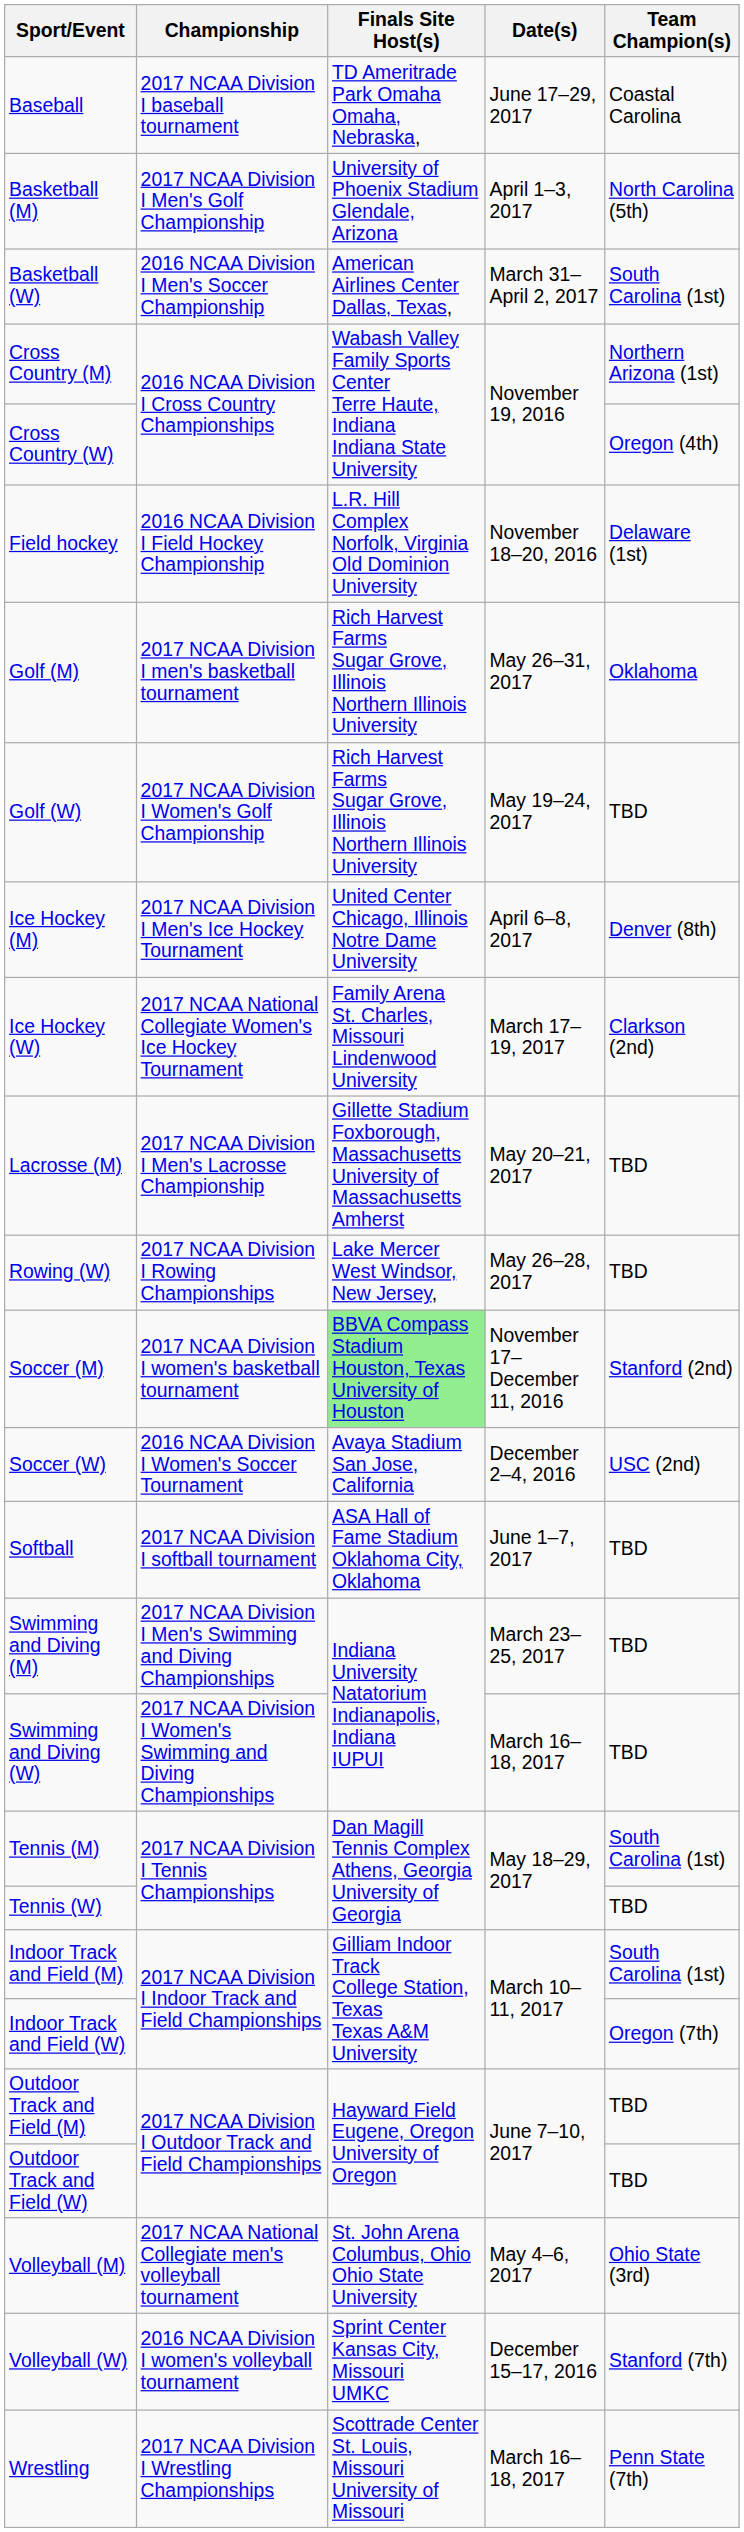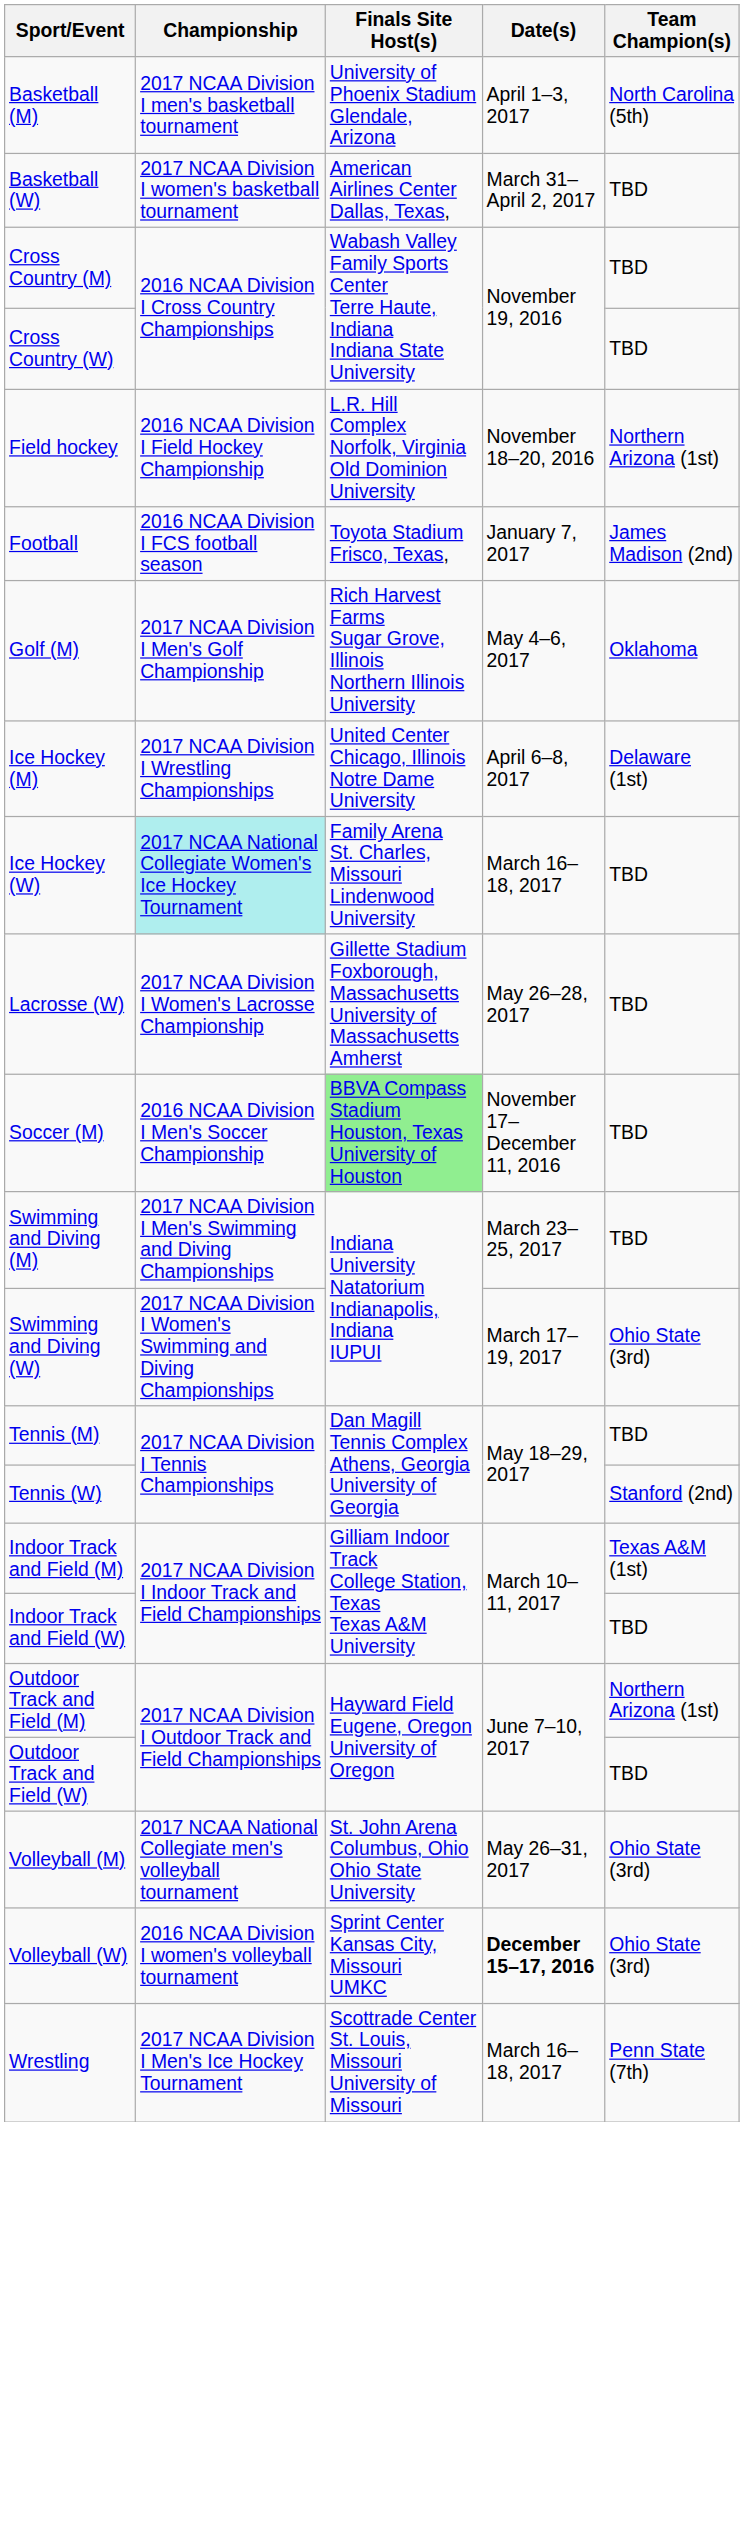- row: (46, 105)
(228, 201) 2017 NCAA Division I Men's Golf Championship -> (227, 105) 2017 NCAA Division I men's basketball tournament
(228, 286) 2016 NCAA Division I Men's Soccer Championship -> (230, 190) 2017 NCAA Division I women's basketball tournament
(667, 286) South Carolina (1st) -> (629, 190) TBD
(664, 363) Northern Arizona (1st) -> (629, 267) TBD
(664, 444) Oregon (4th) -> (629, 348) TBD
(650, 543) Delaware (1st) -> (664, 447) Northern Arizona (1st)
+ row: (44, 543)
(228, 672) 2017 NCAA Division I men's basketball tournament -> (227, 650) 2017 NCAA Division I Men's Golf Championship
(540, 672) May 26–31, 2017 -> (526, 650) May 4–6, 2017
- row: (45, 811)
(228, 929) 2017 NCAA Division I Men's Ice Hockey Tournament -> (227, 768) 2017 NCAA Division I Wrestling Championships
(663, 929) Denver (8th) -> (650, 768) Delaware (1st)
(229, 1036) no background -> (229, 875) paleturquoise background
(535, 1036) March 17–19, 2017 -> (532, 875) March 16–18, 2017
(647, 1036) Clarkson (2nd) -> (629, 875) TBD
- row: (66, 1165)
+ row: (67, 1004)
- row: (60, 1272)
(230, 1368) 2017 NCAA Division I women's basketball tournament -> (227, 1132) 2016 NCAA Division I Men's Soccer Championship
(671, 1368) Stanford (2nd) -> (629, 1132) TBD
- row: (57, 1464)
- row: (41, 1549)
(535, 1752) March 16–18, 2017 -> (532, 1346) March 17–19, 2017
(628, 1752) TBD -> (655, 1346) Ohio State (3rd)
(667, 1848) South Carolina (1st) -> (629, 1434) TBD
(628, 1907) TBD -> (671, 1493) Stanford (2nd)
(667, 1964) South Carolina (1st) -> (658, 1558) Texas A&M (1st)
(664, 2034) Oregon (7th) -> (629, 1628) TBD
(628, 2106) TBD -> (664, 1700) Northern Arizona (1st)
(529, 2265) May 4–6, 2017 -> (537, 1859) May 26–31, 2017
(543, 2361) normal -> (540, 1955) bold
(668, 2361) Stanford (7th) -> (655, 1955) Ohio State (3rd)
(228, 2468) 2017 NCAA Division I Wrestling Championships -> (227, 2062) 2017 NCAA Division I Men's Ice Hockey Tournament
